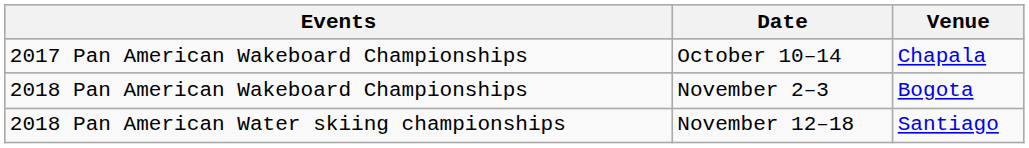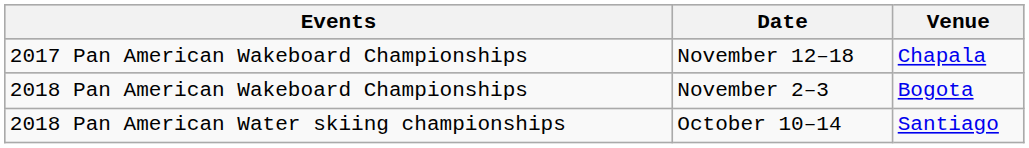(759, 56) October 10–14 -> (766, 56) November 12–18
(766, 125) November 12–18 -> (759, 125) October 10–14
